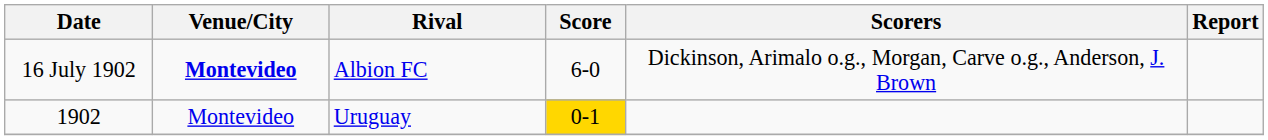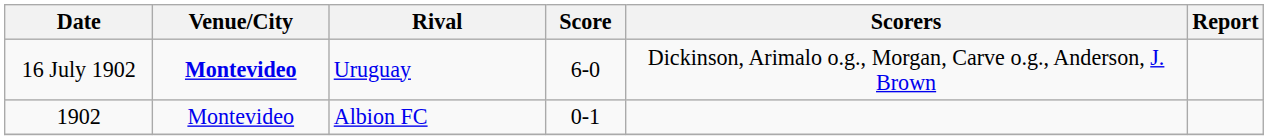(381, 69) Albion FC -> (372, 69) Uruguay
(372, 116) Uruguay -> (381, 116) Albion FC
(585, 116) gold background -> (585, 116) no background
